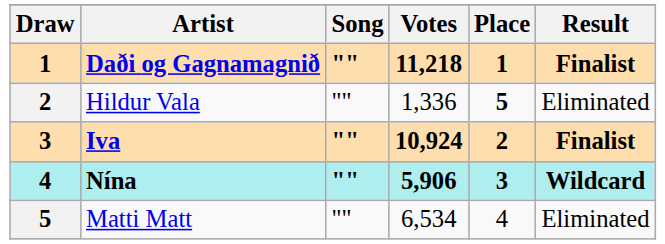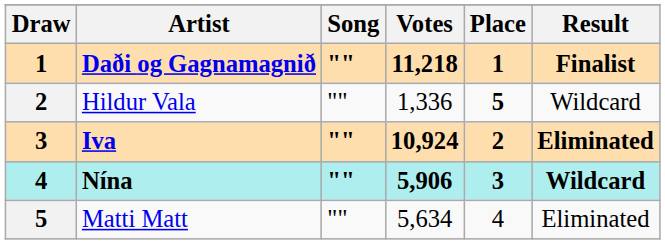(596, 102) Eliminated -> (595, 102) Wildcard
(595, 141) Finalist -> (595, 141) Eliminated
(429, 219) 6,534 -> (425, 219) 5,634
